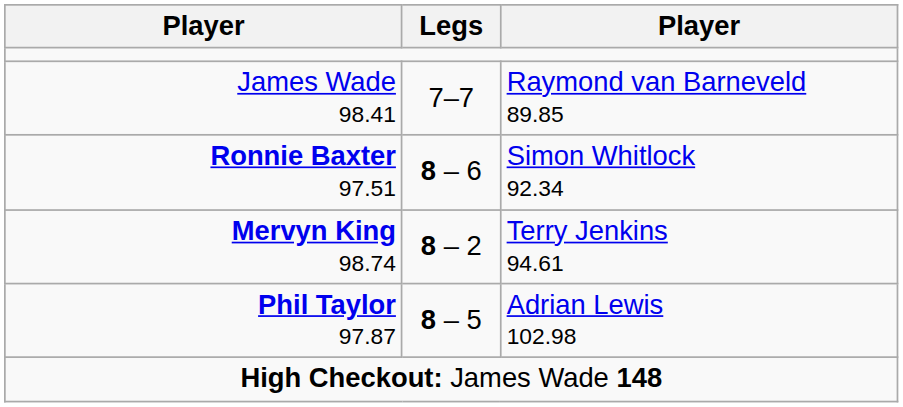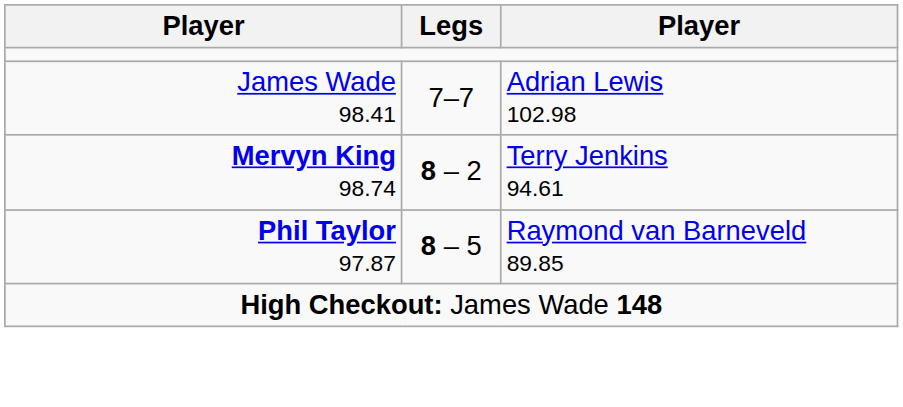(656, 97) Raymond van Barneveld 89.85 -> (585, 97) Adrian Lewis 102.98
- row: (303, 171)
(585, 320) Adrian Lewis 102.98 -> (656, 245) Raymond van Barneveld 89.85
